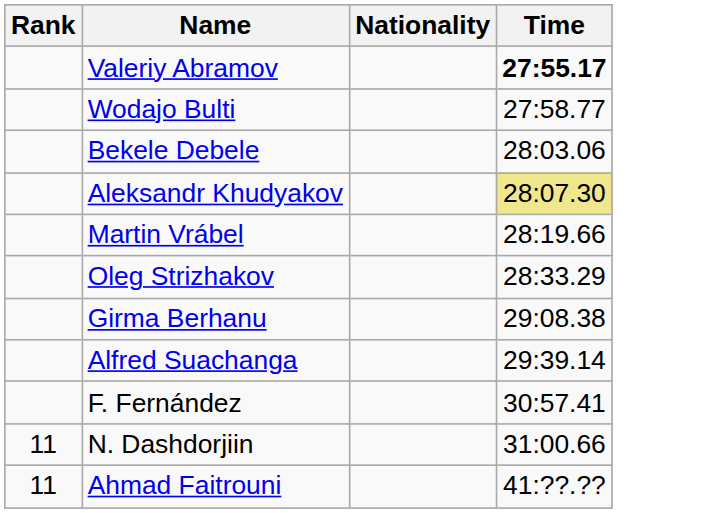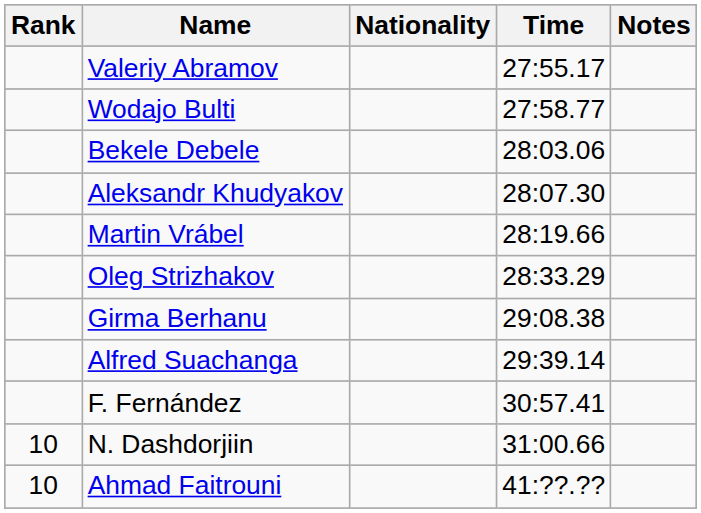+ column: (654, 25)
(554, 67) bold -> (554, 67) normal
(554, 192) khaki background -> (554, 192) no background
(43, 444) 11 -> (43, 444) 10
(43, 485) 11 -> (43, 485) 10
